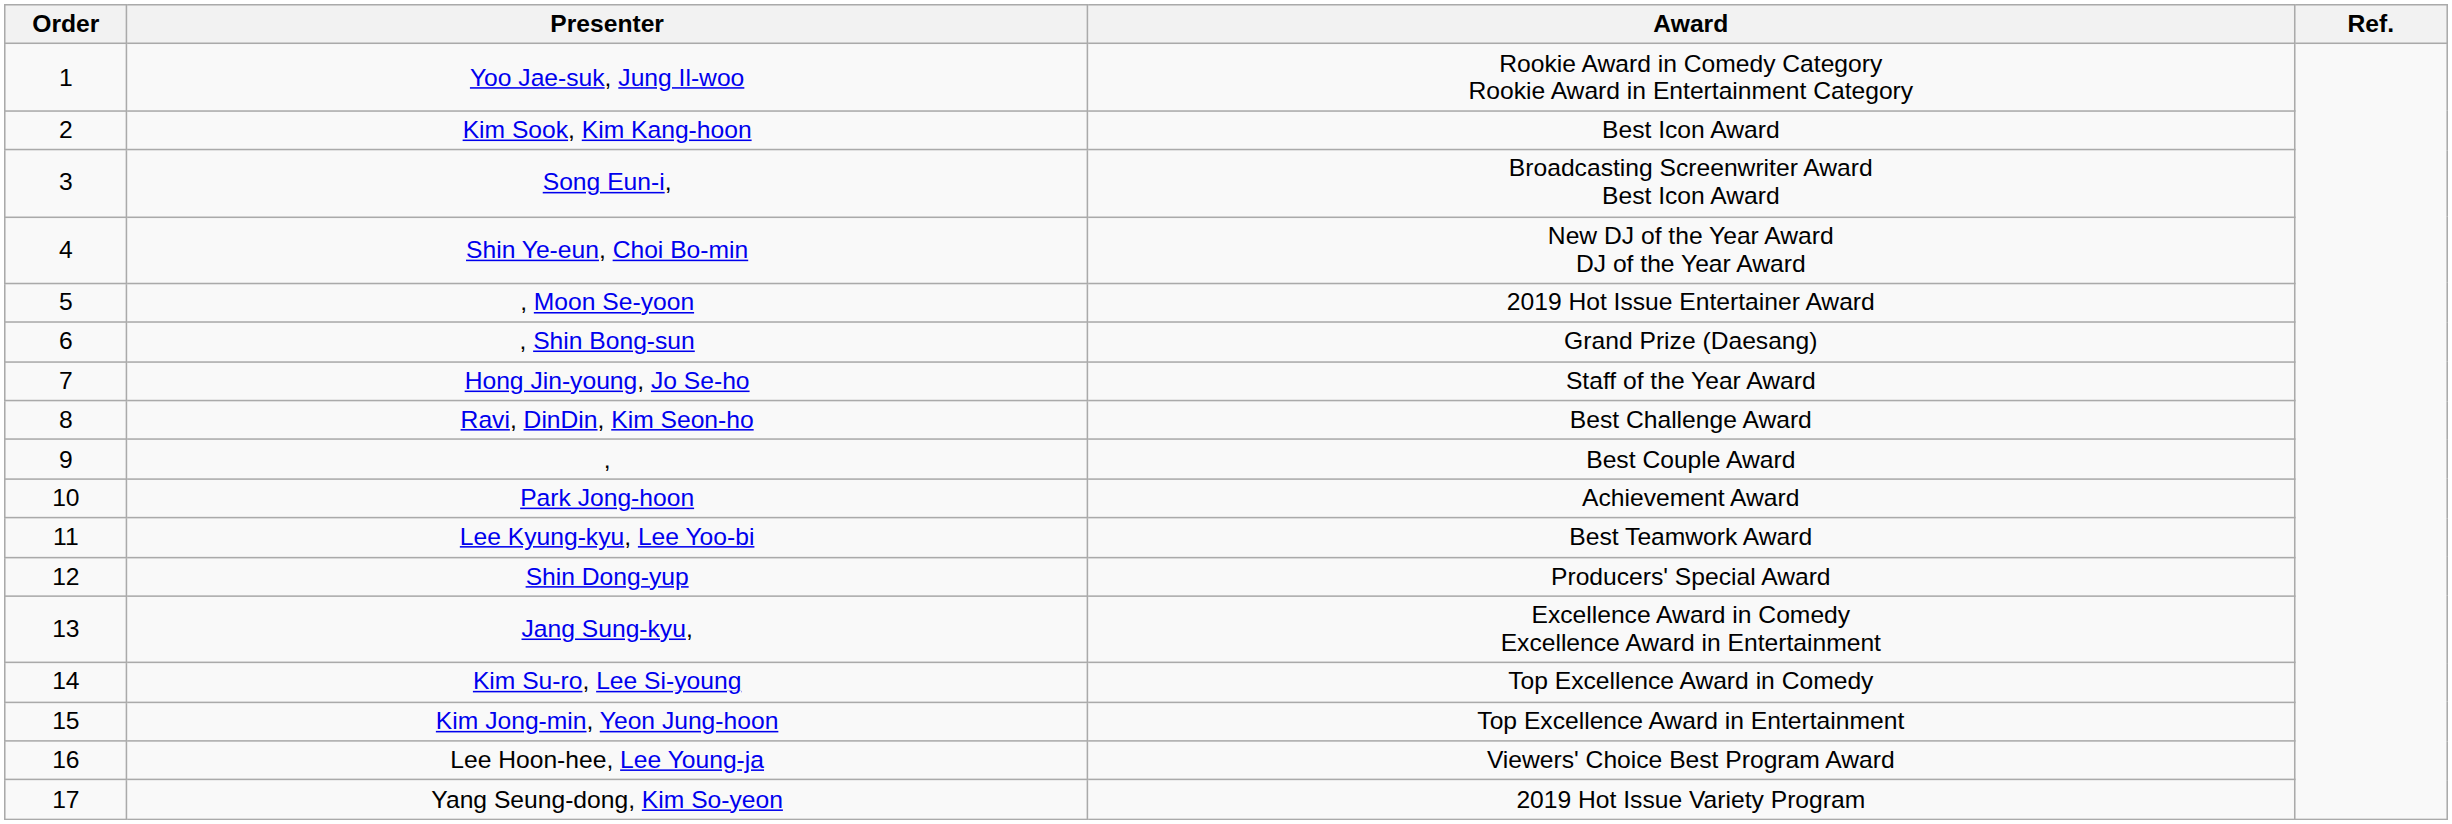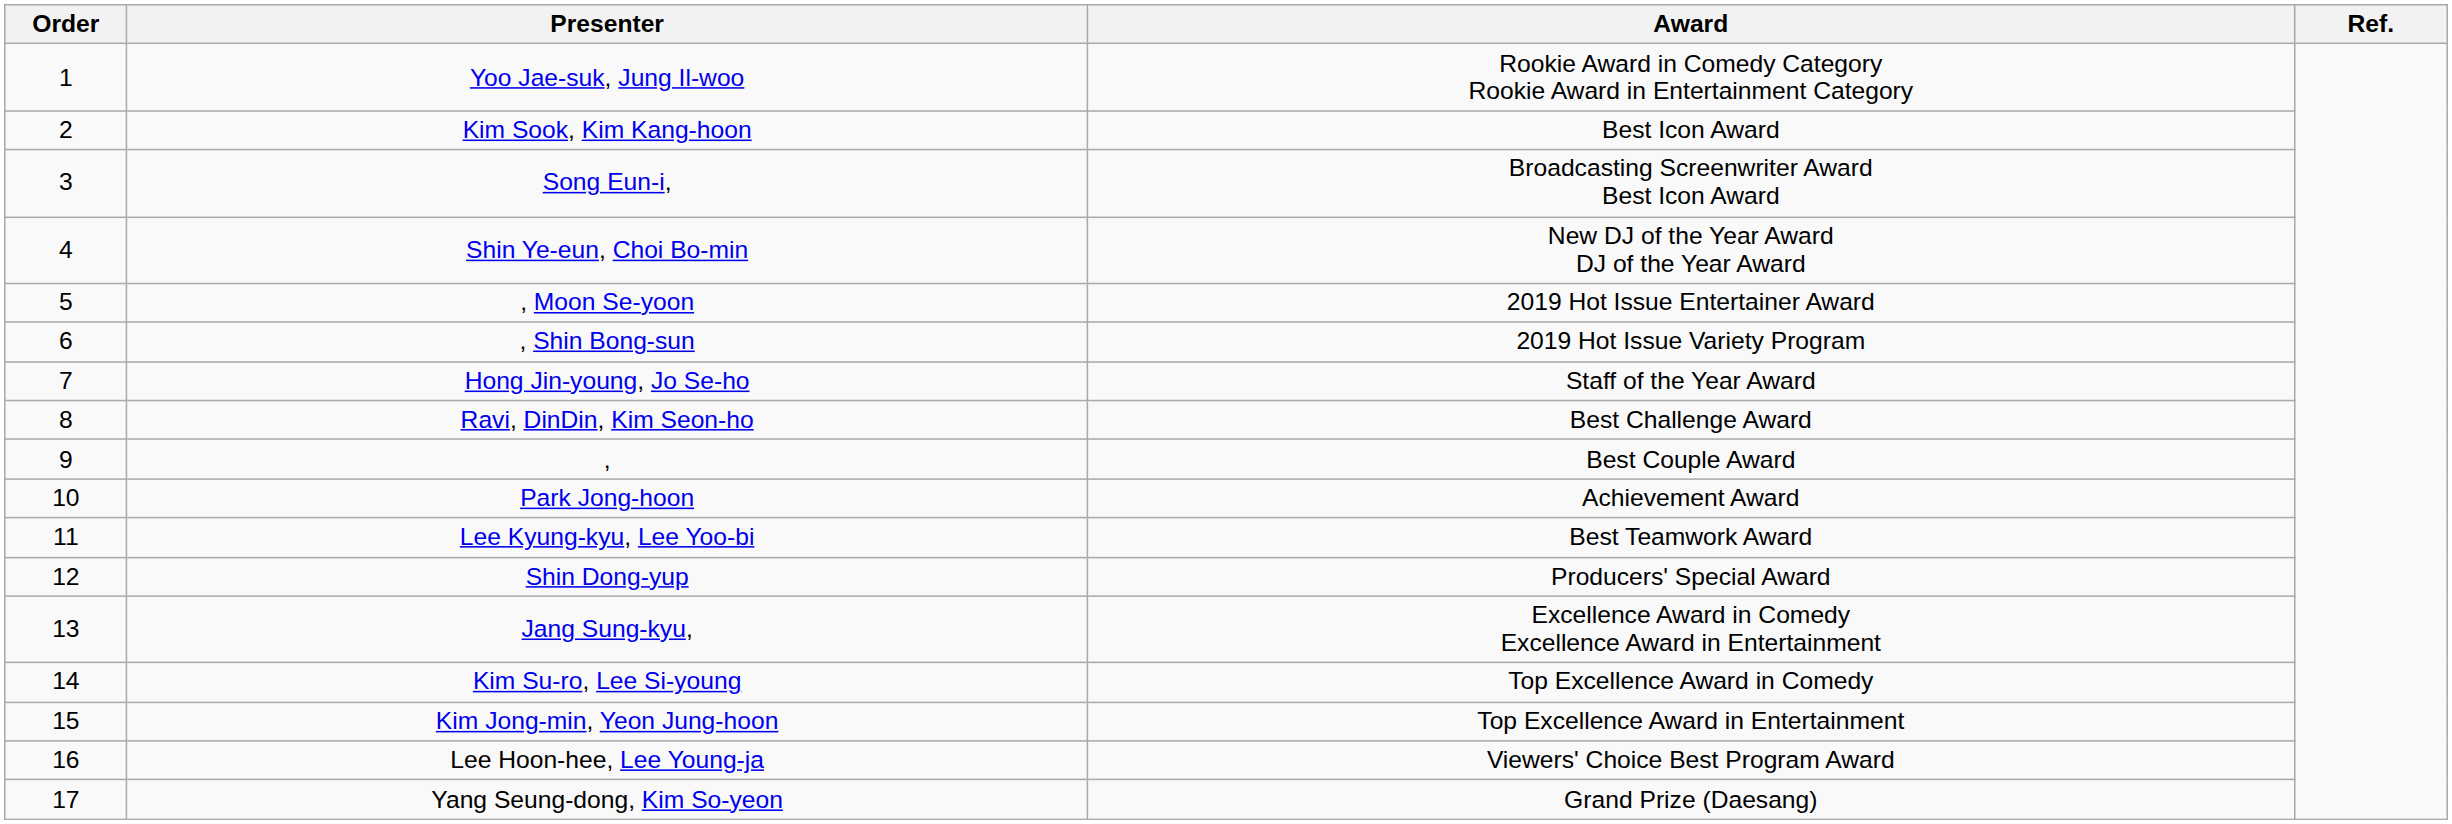(1691, 341) Grand Prize (Daesang) -> (1691, 341) 2019 Hot Issue Variety Program
(1691, 799) 2019 Hot Issue Variety Program -> (1691, 799) Grand Prize (Daesang)
